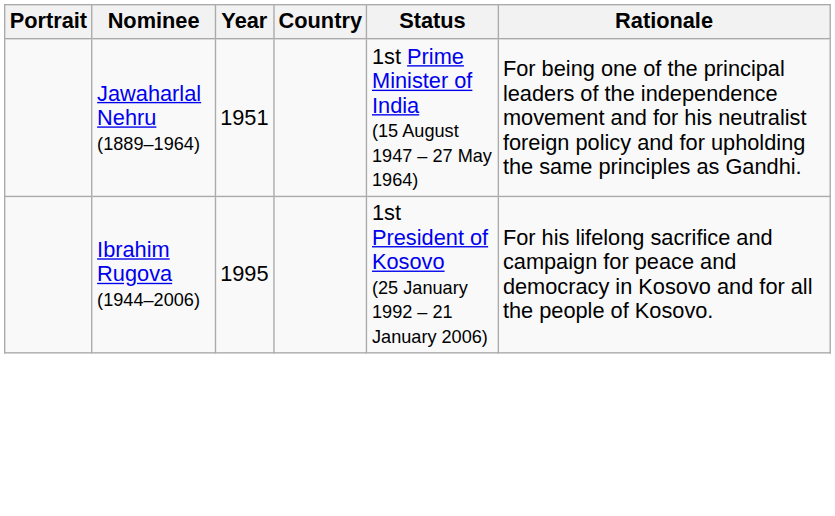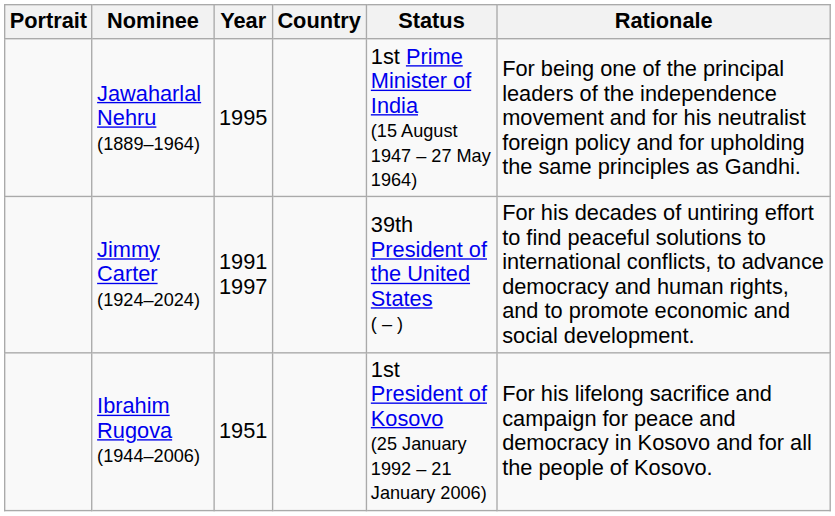(244, 117) 1951 -> (243, 117) 1995
+ row: (149, 274)
(244, 274) 1995 -> (243, 431) 1951
